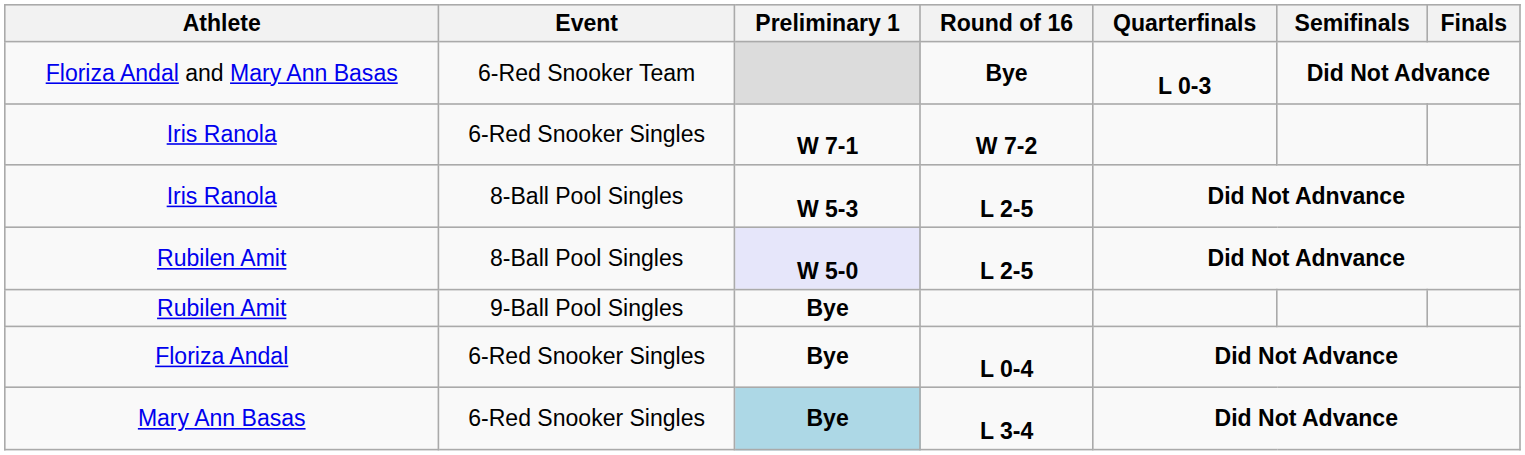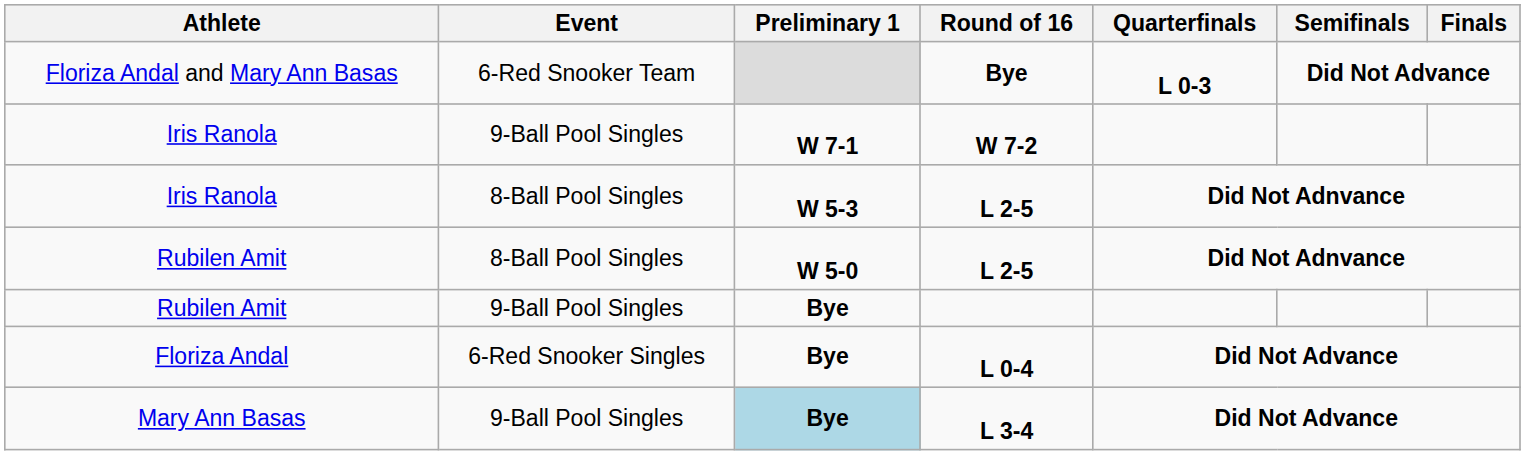(587, 135) 6-Red Snooker Singles -> (587, 135) 9-Ball Pool Singles
(828, 271) lavender background -> (828, 271) no background
(587, 419) 6-Red Snooker Singles -> (587, 419) 9-Ball Pool Singles
